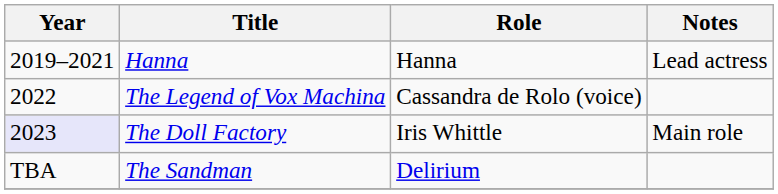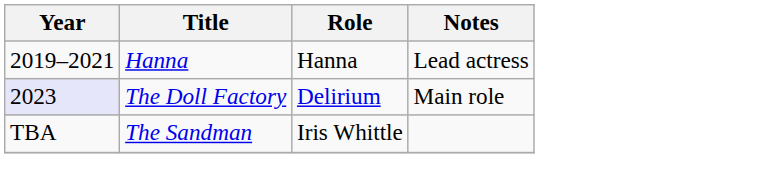- row: (255, 96)
(449, 133) Iris Whittle -> (339, 96) Delirium
(438, 170) Delirium -> (350, 133) Iris Whittle
